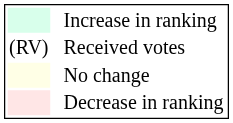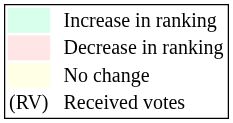rows swapped: (143, 102) <-> (124, 47)
